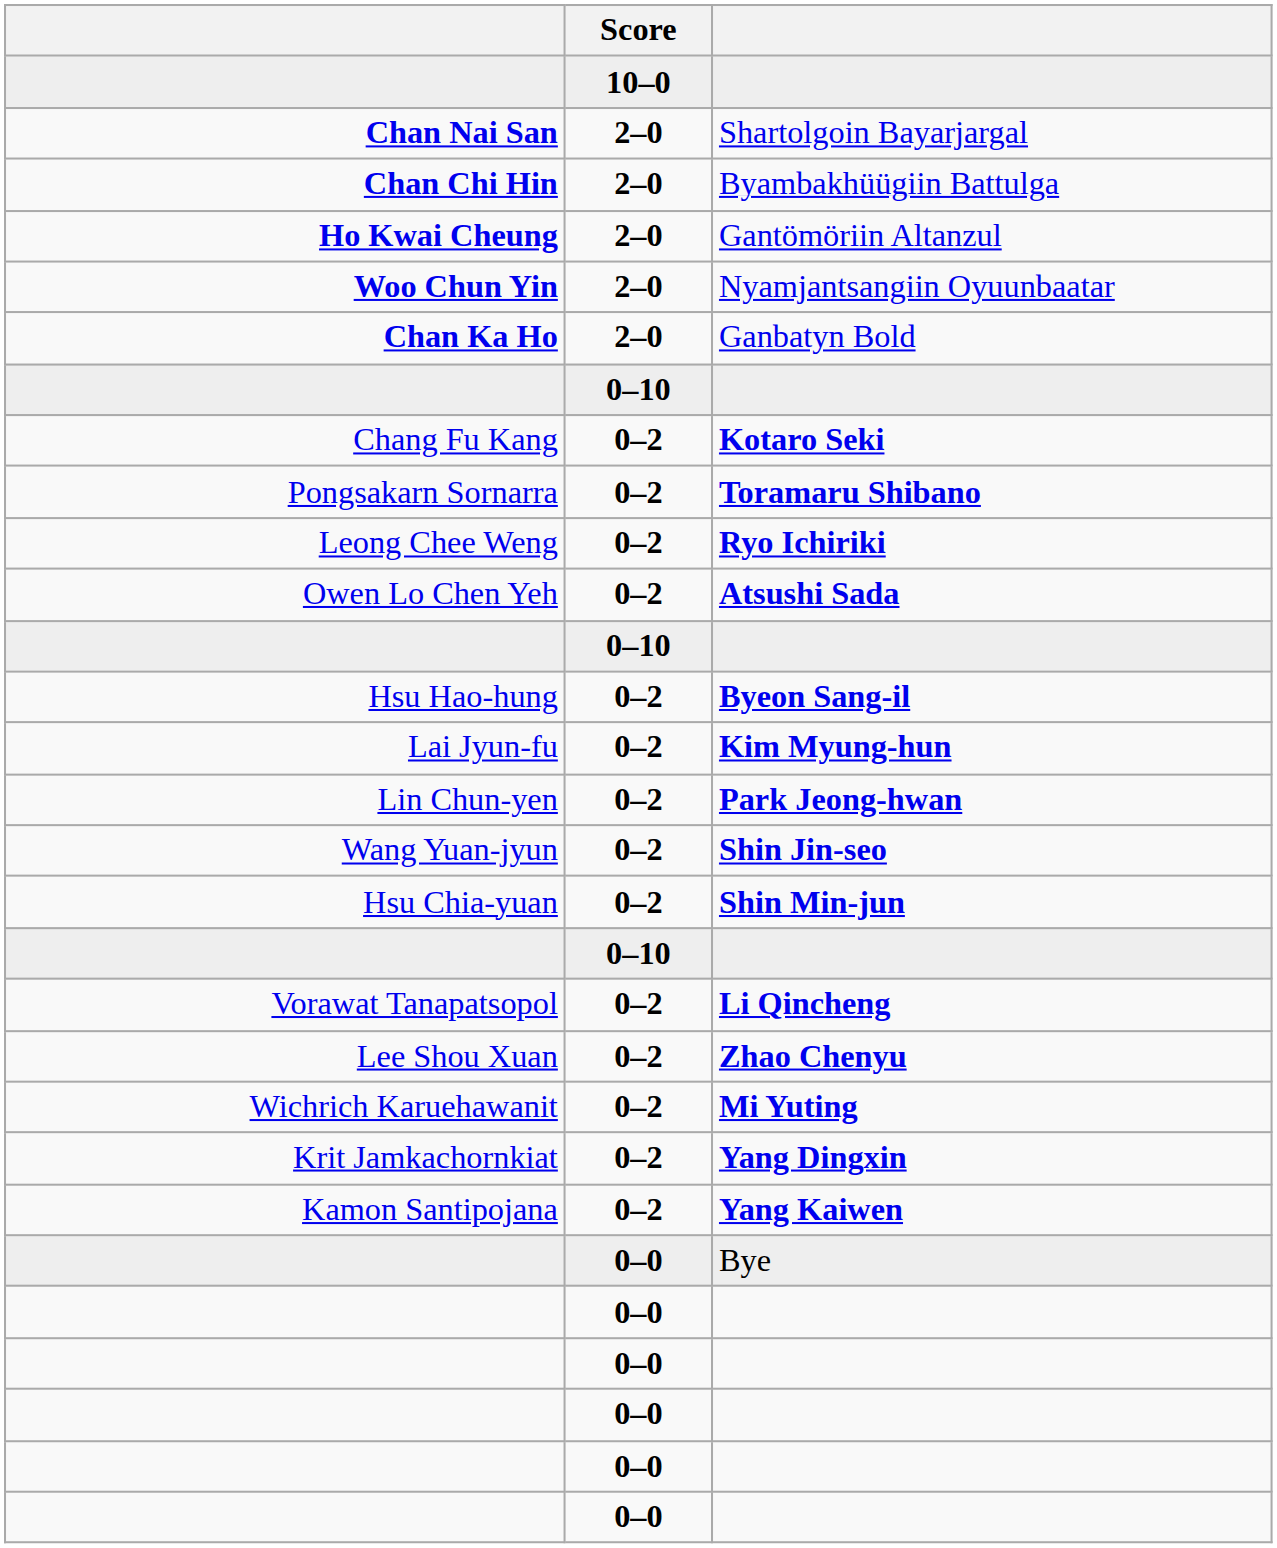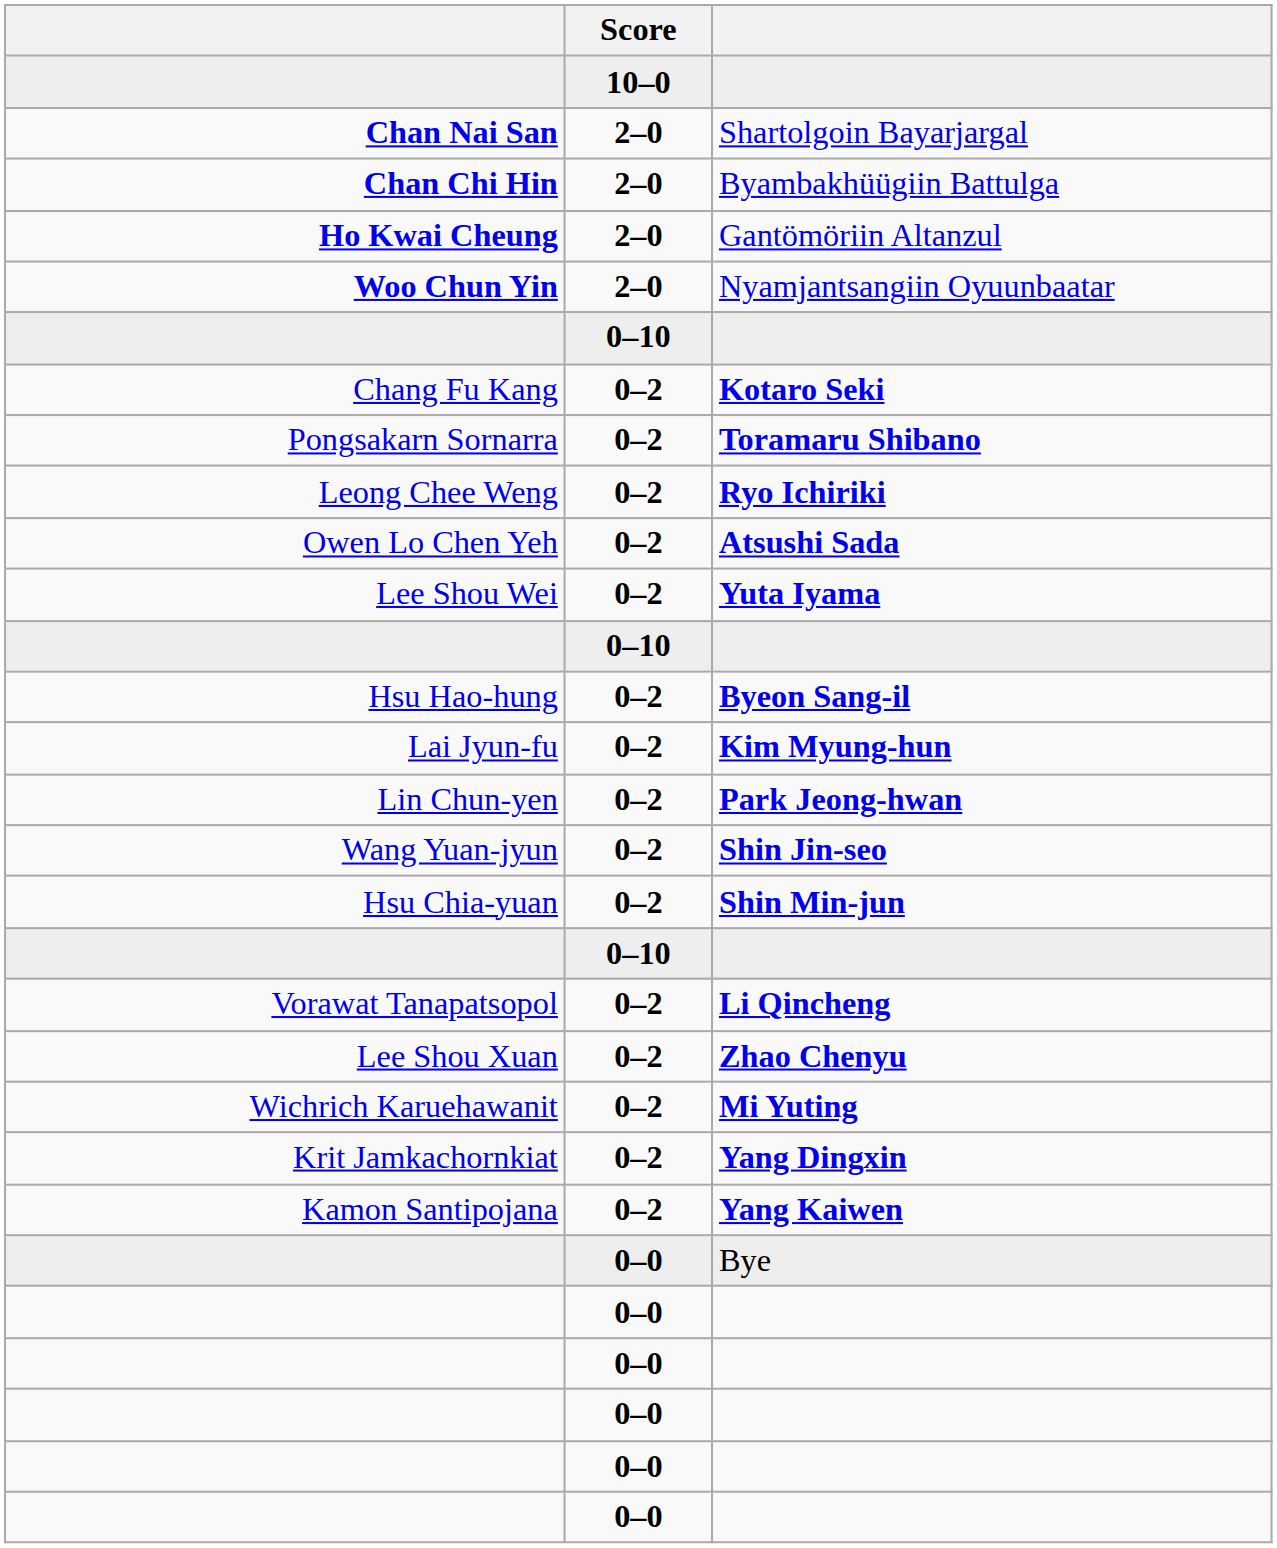- row: (638, 337)
+ row: (638, 593)
